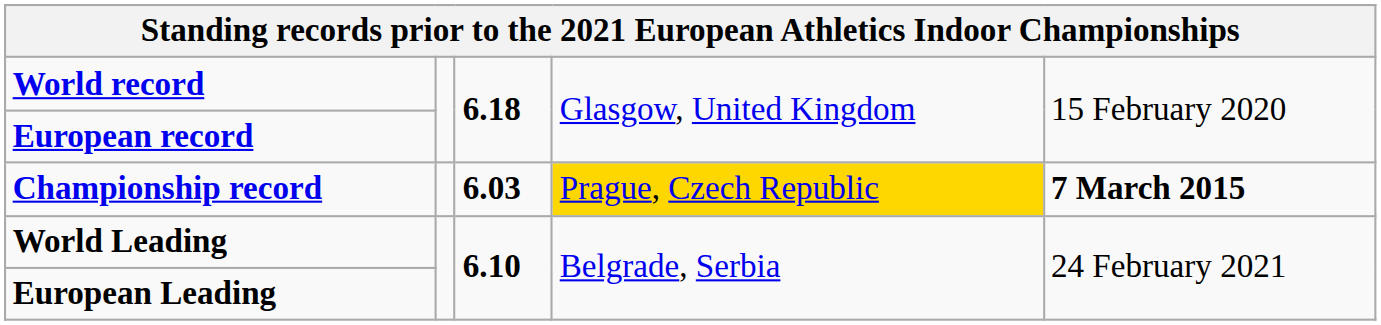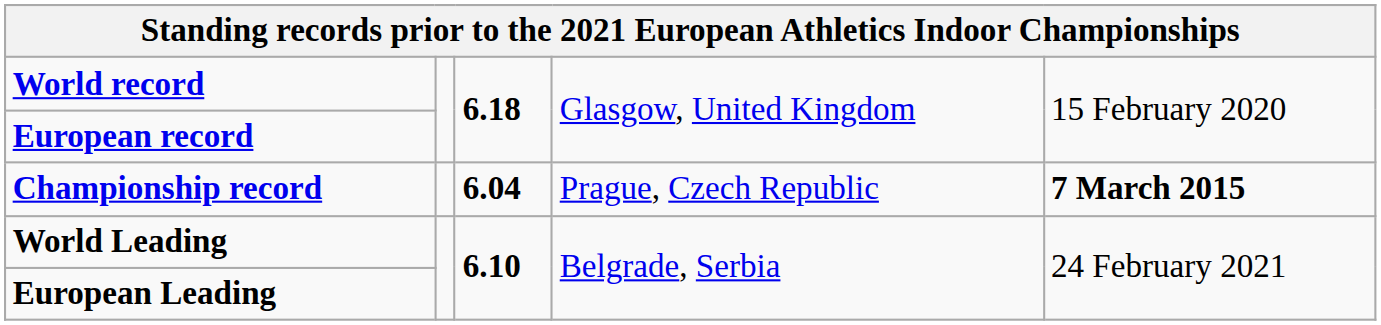(492, 188) 6.03 -> (492, 188) 6.04
(719, 188) gold background -> (719, 188) no background
